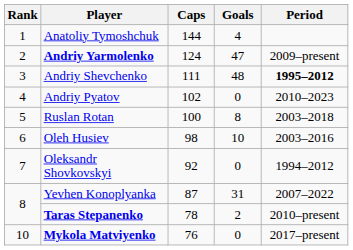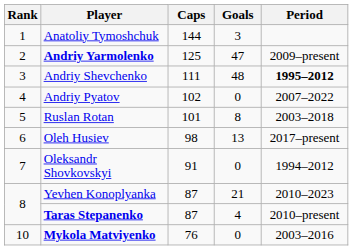(238, 35) 4 -> (238, 35) 3
(191, 55) 124 -> (191, 55) 125
(305, 96) 2010–2023 -> (305, 96) 2007–2022
(191, 117) 100 -> (191, 117) 101
(238, 138) 10 -> (238, 138) 13
(305, 138) 2003–2016 -> (305, 138) 2017–present
(191, 165) 92 -> (191, 165) 91
(238, 193) 31 -> (238, 193) 21
(305, 193) 2007–2022 -> (305, 193) 2010–2023
(191, 214) 78 -> (191, 214) 87
(238, 214) 2 -> (238, 214) 4
(305, 234) 2017–present -> (305, 234) 2003–2016
